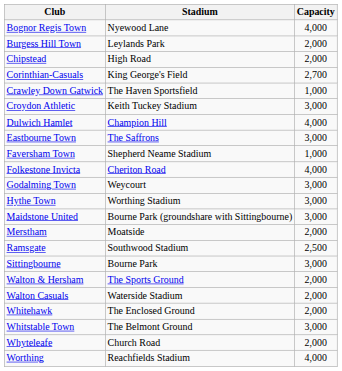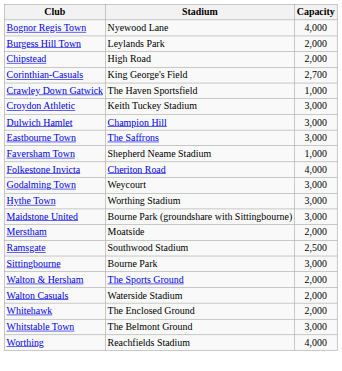(316, 122) 4,000 -> (316, 122) 3,000
- row: (29, 342)
